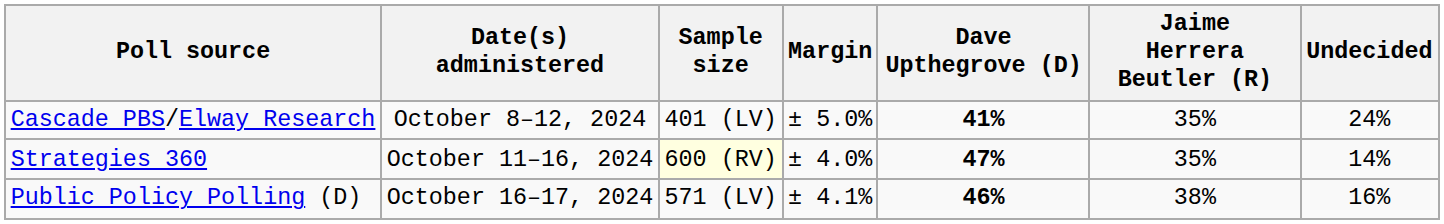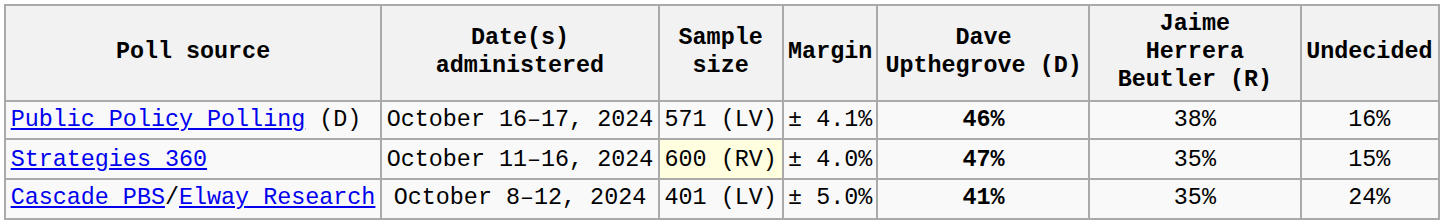rows swapped: (186, 198) <-> (193, 120)
(1369, 159) 14% -> (1369, 159) 15%
